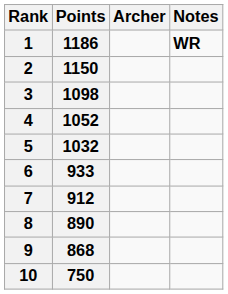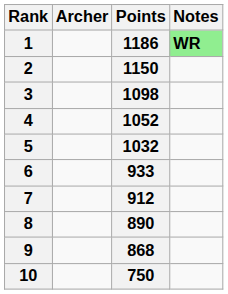columns swapped: (139, 17) <-> (81, 17)
(187, 43) no background -> (187, 43) lightgreen background
